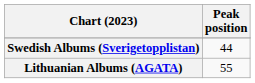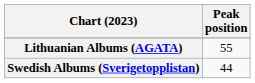rows swapped: (103, 68) <-> (103, 48)
